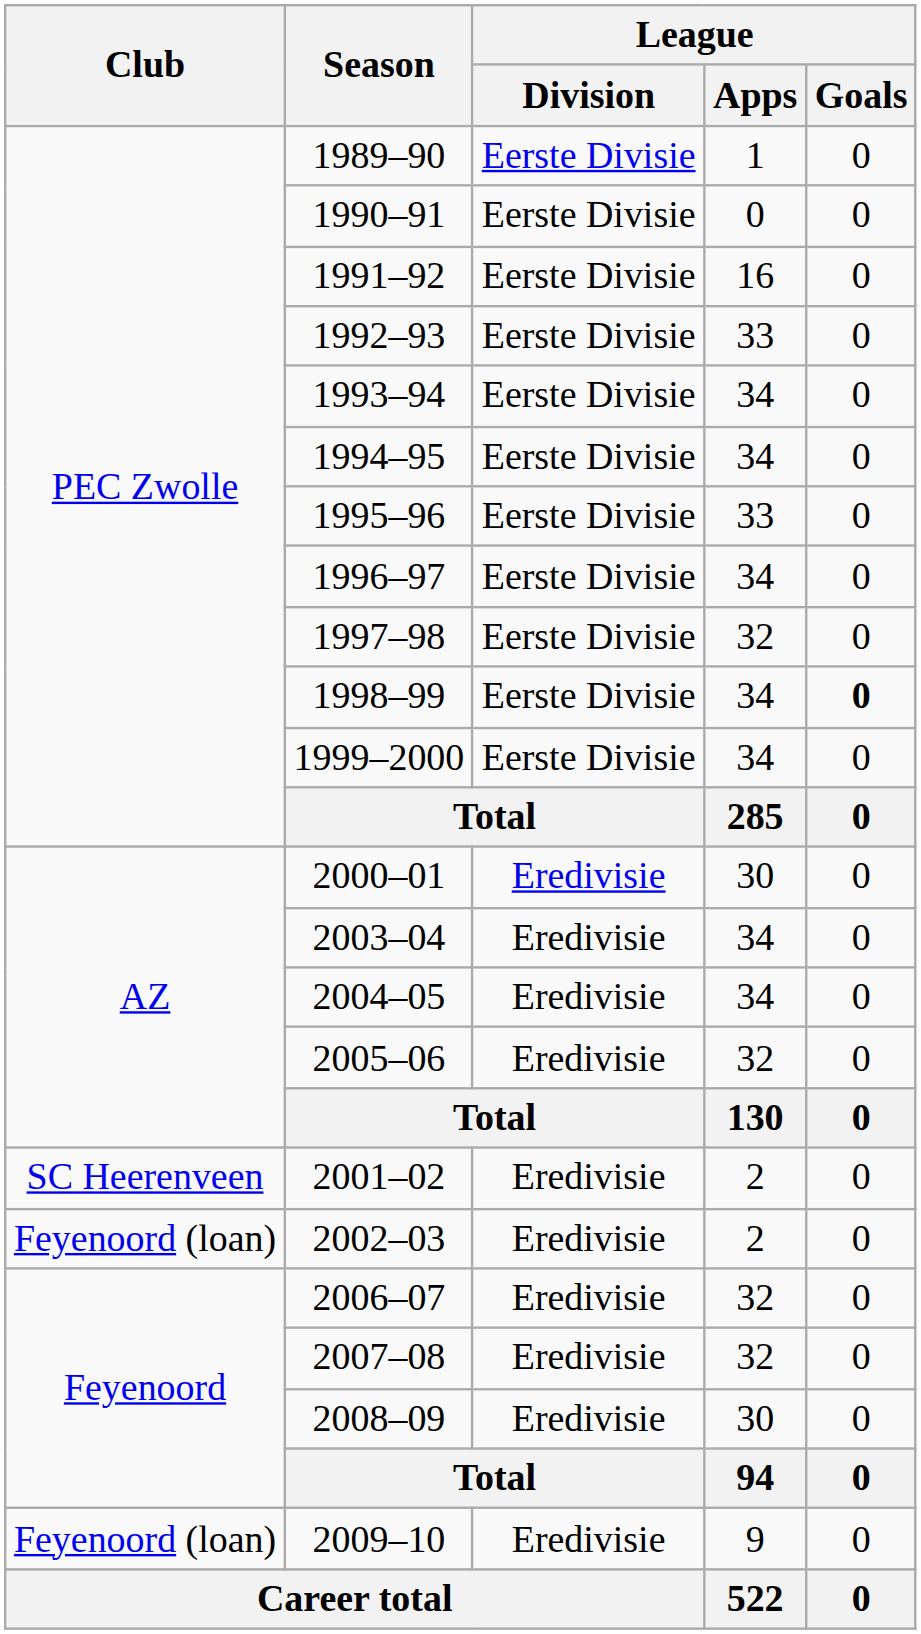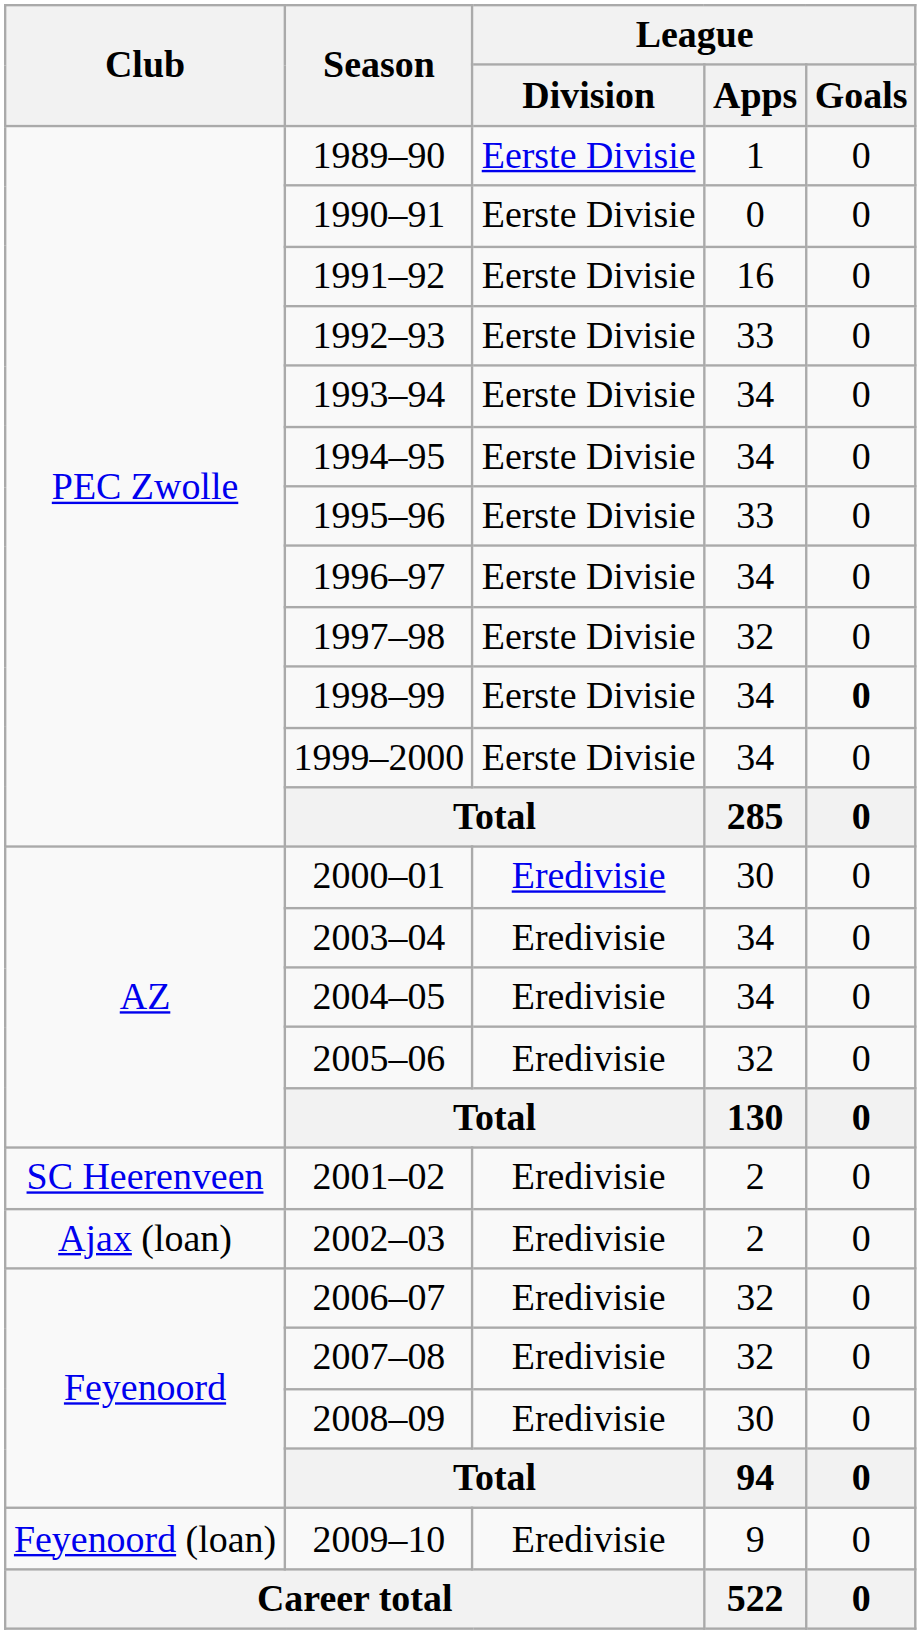(145, 1237) Feyenoord (loan) -> (145, 1237) Ajax (loan)
